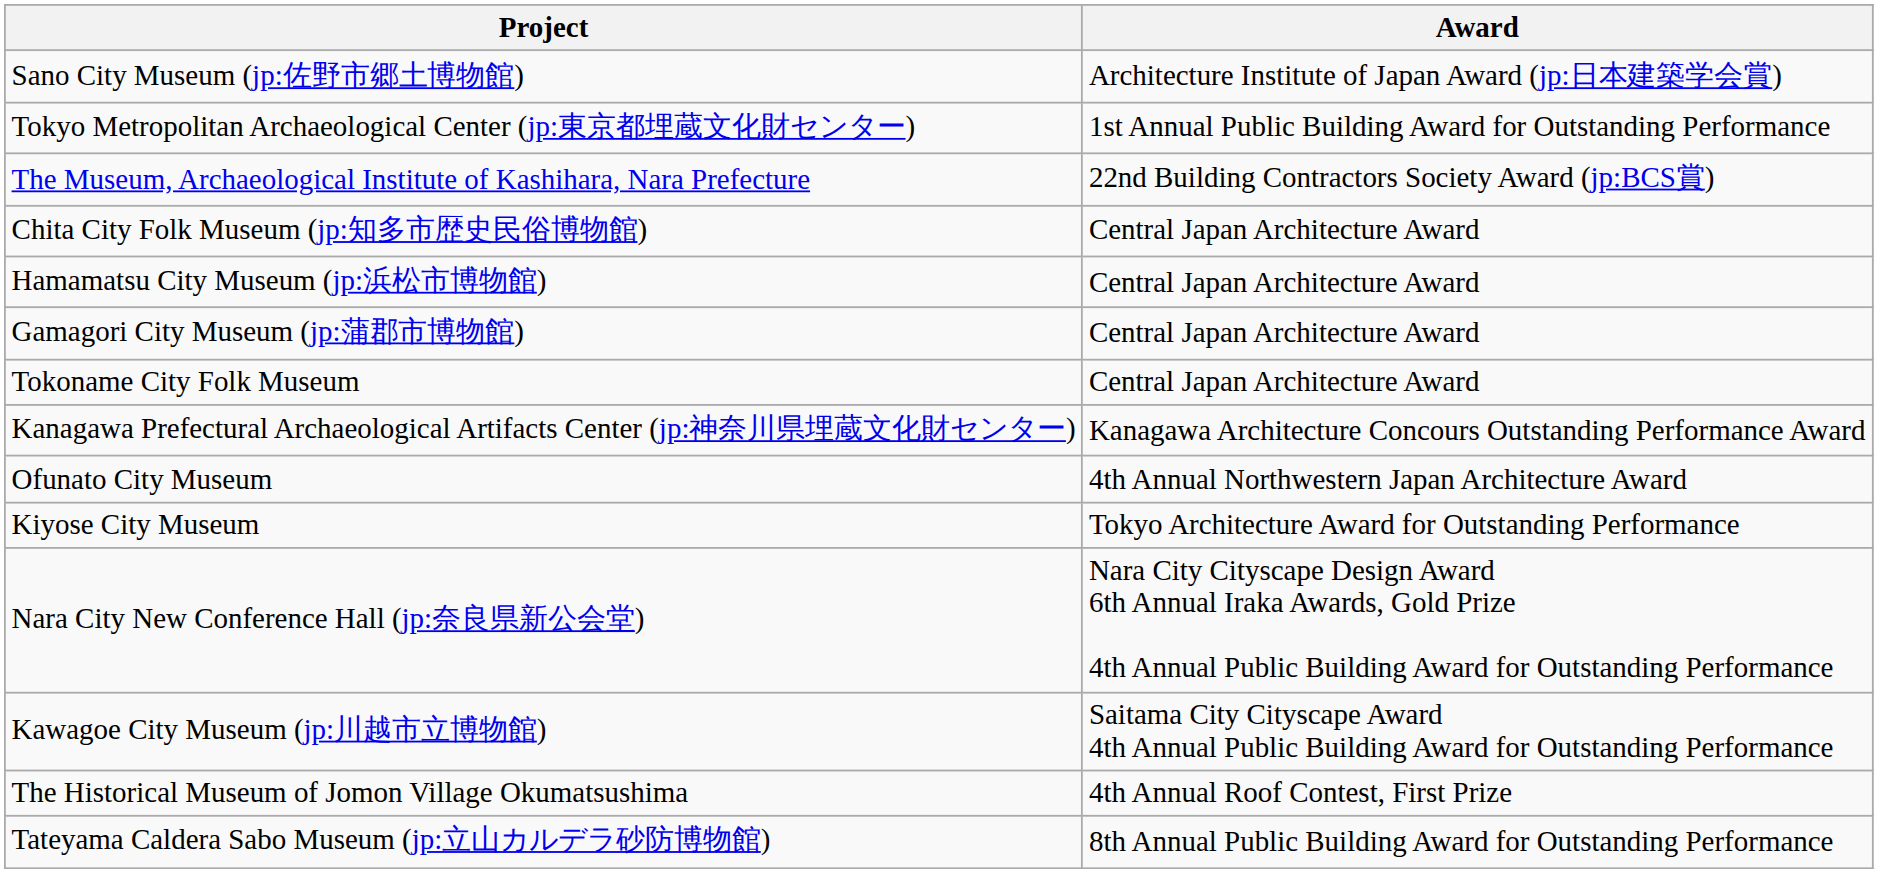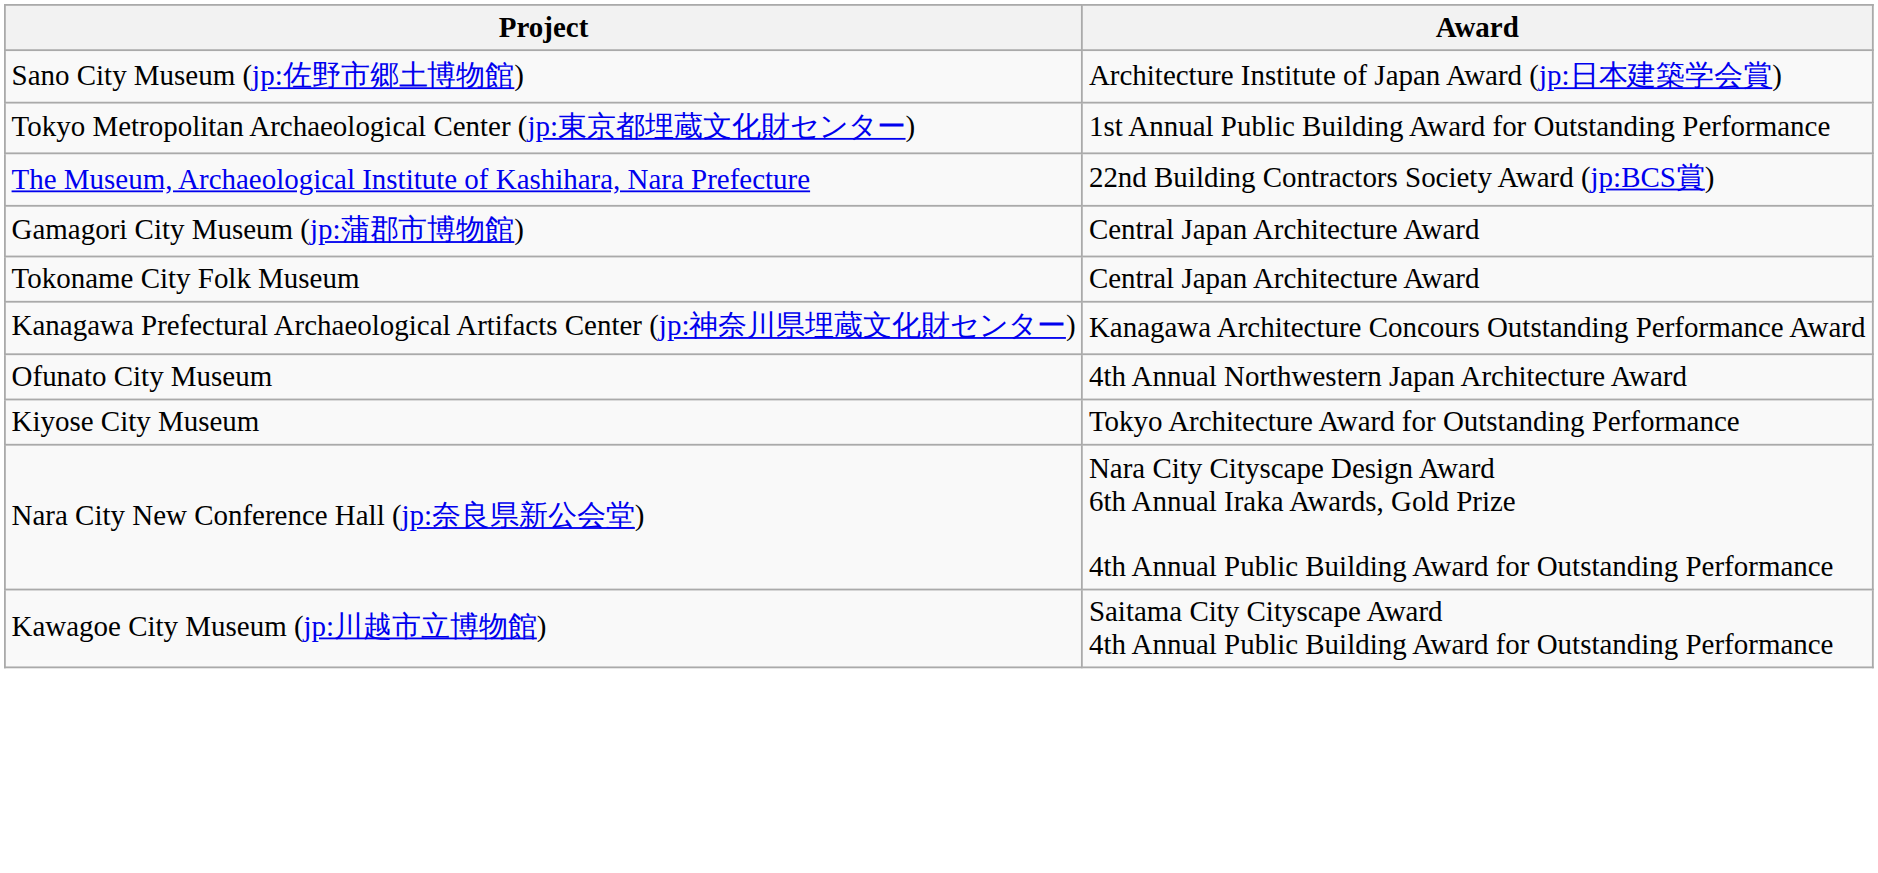- row: (329, 229)
- row: (279, 280)
- row: (350, 792)
- row: (391, 840)
